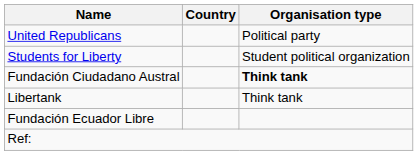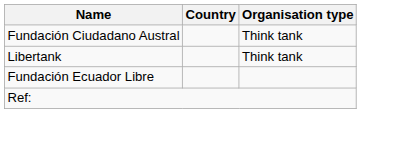- row: (64, 35)
- row: (64, 56)
(275, 77) bold -> (272, 35) normal
